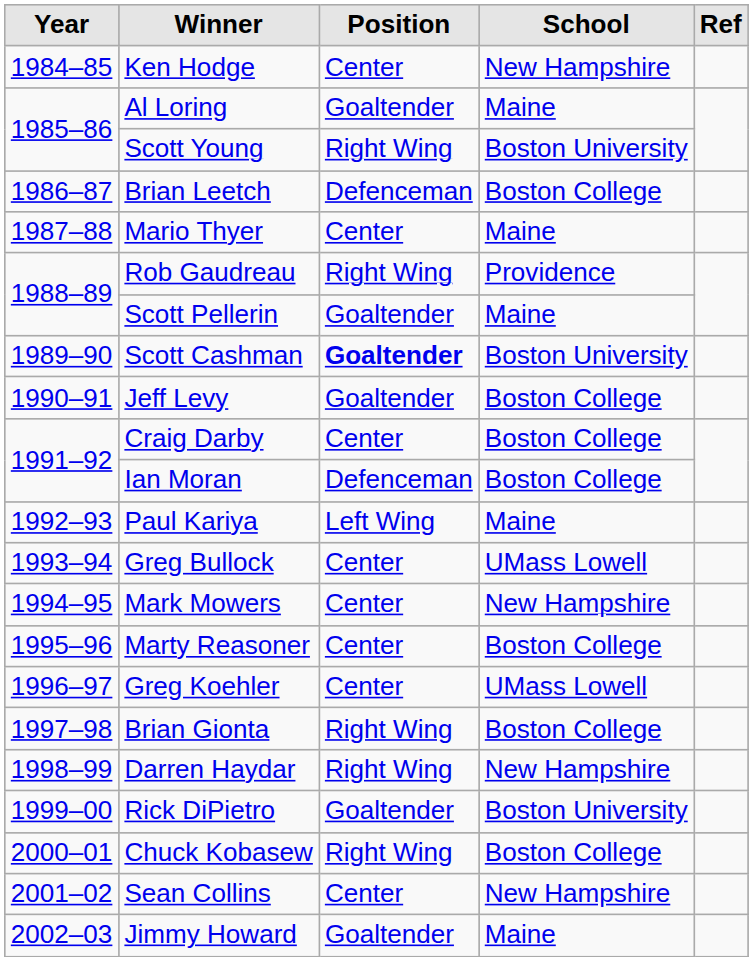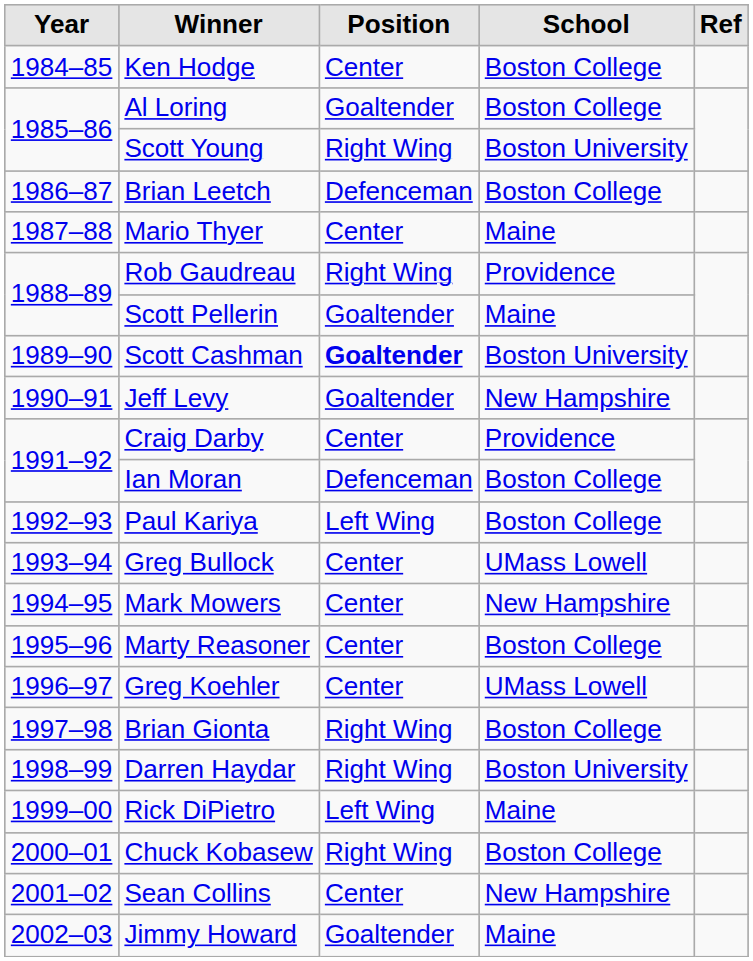(578, 66) New Hampshire -> (573, 66) Boston College
(520, 107) Maine -> (573, 107) Boston College
(573, 397) Boston College -> (578, 397) New Hampshire
(573, 438) Boston College -> (550, 438) Providence
(520, 521) Maine -> (573, 521) Boston College
(578, 769) New Hampshire -> (586, 769) Boston University
(389, 811) Goaltender -> (380, 811) Left Wing
(586, 811) Boston University -> (520, 811) Maine
